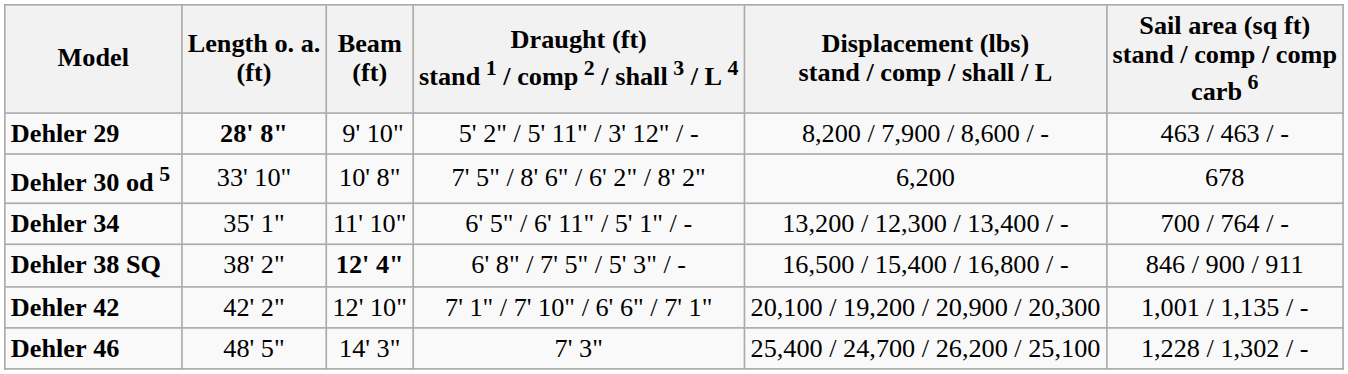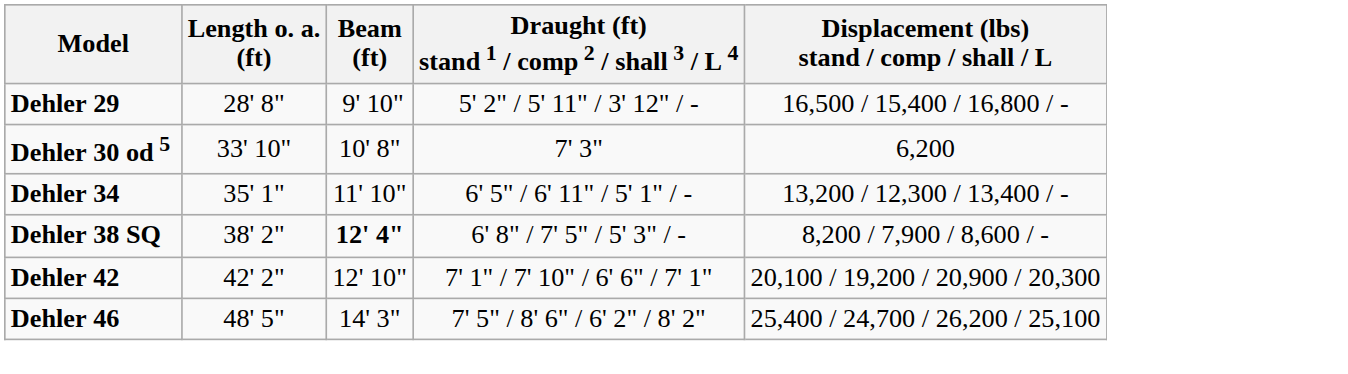- column: (1225, 58)
(254, 133) bold -> (254, 103) normal
(925, 133) 8,200 / 7,900 / 8,600 / - -> (925, 103) 16,500 / 15,400 / 16,800 / -
(579, 178) 7' 5" / 8' 6" / 6' 2" / 8' 2" -> (579, 148) 7' 3"
(925, 265) 16,500 / 15,400 / 16,800 / - -> (925, 235) 8,200 / 7,900 / 8,600 / -
(579, 348) 7' 3" -> (579, 318) 7' 5" / 8' 6" / 6' 2" / 8' 2"
